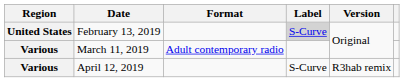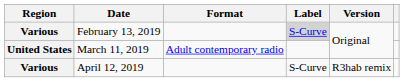(39, 31) United States -> (39, 31) Various
(39, 49) Various -> (39, 49) United States
